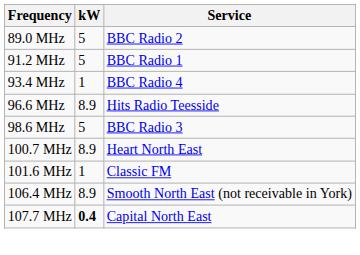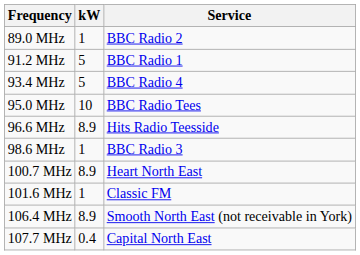(82, 37) 5 -> (82, 37) 1
(82, 82) 1 -> (82, 82) 5
+ row: (36, 104)
(82, 127) 5 -> (82, 149) 1
(87, 216) bold -> (87, 238) normal
